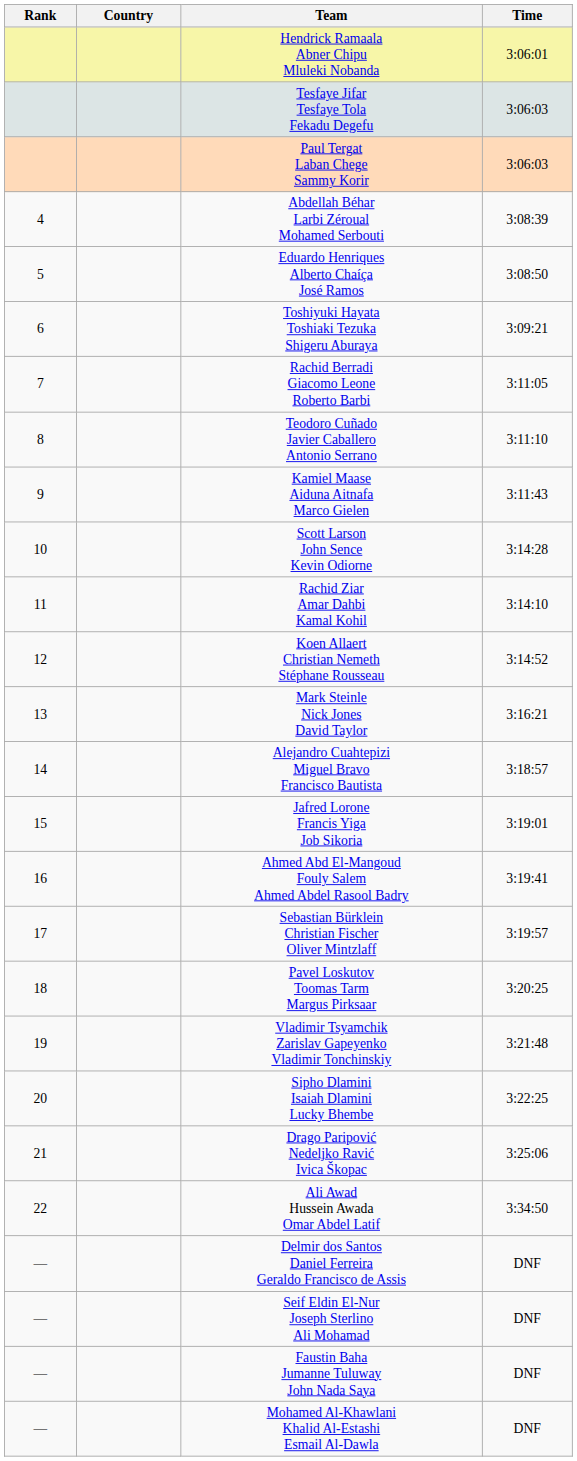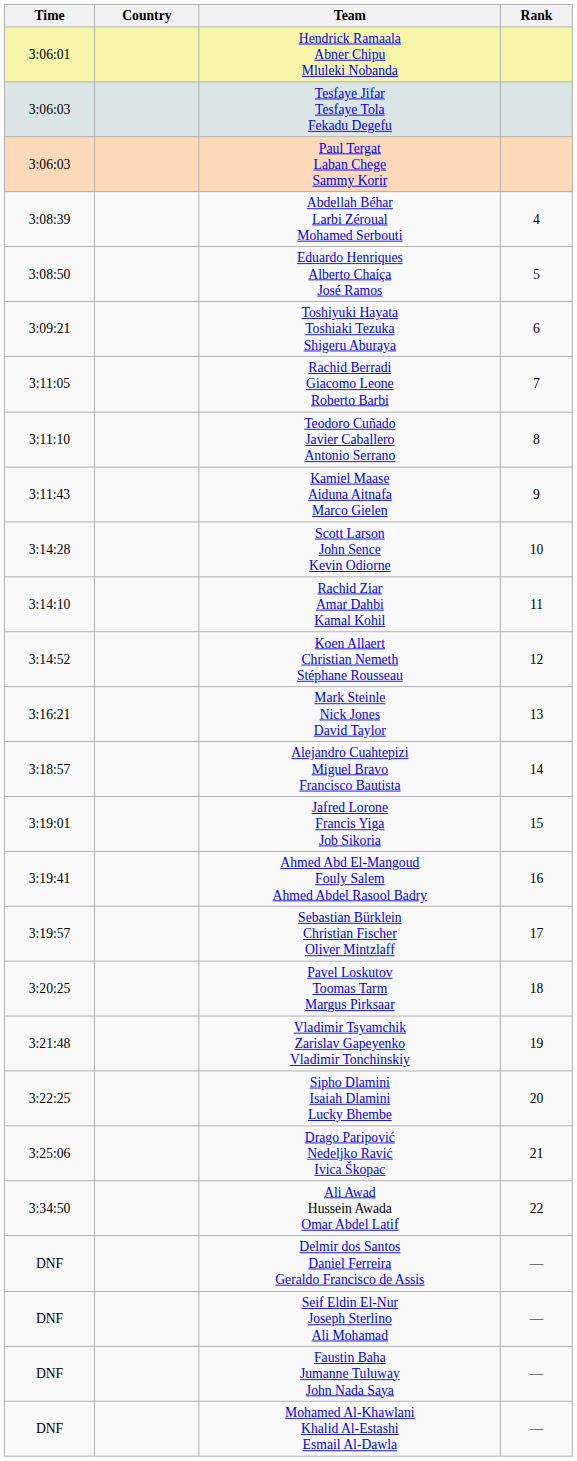columns swapped: (40, 15) <-> (527, 15)
